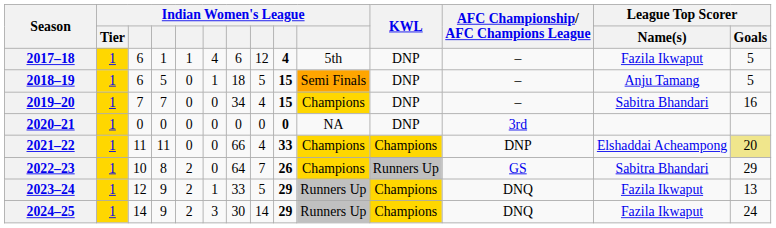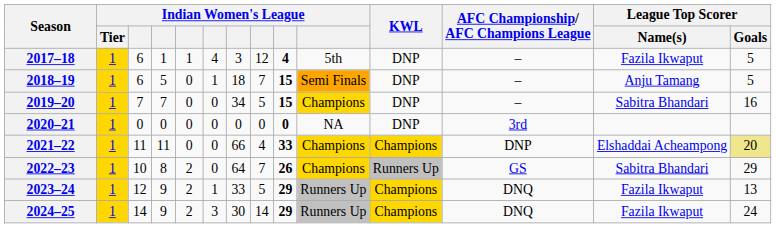(238, 59) 6 -> (238, 59) 3
(262, 80) 5 -> (262, 80) 7
(262, 102) 4 -> (262, 102) 5
